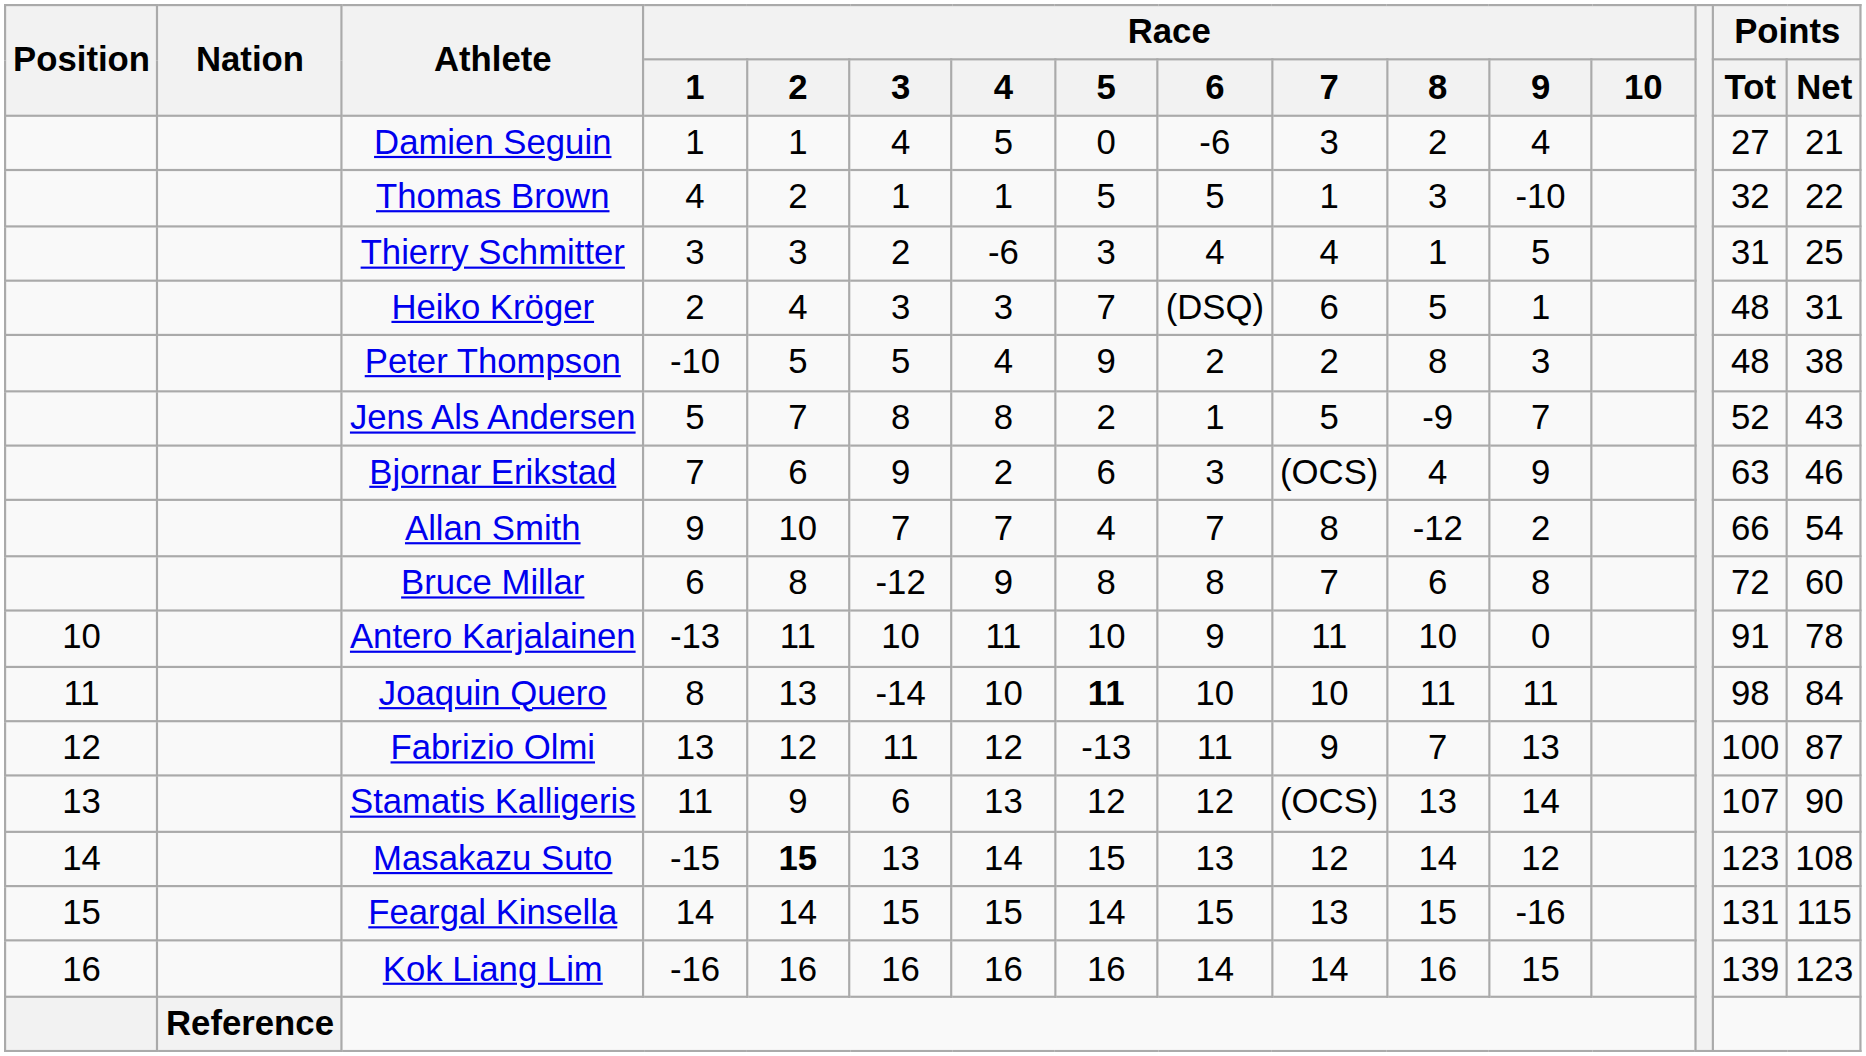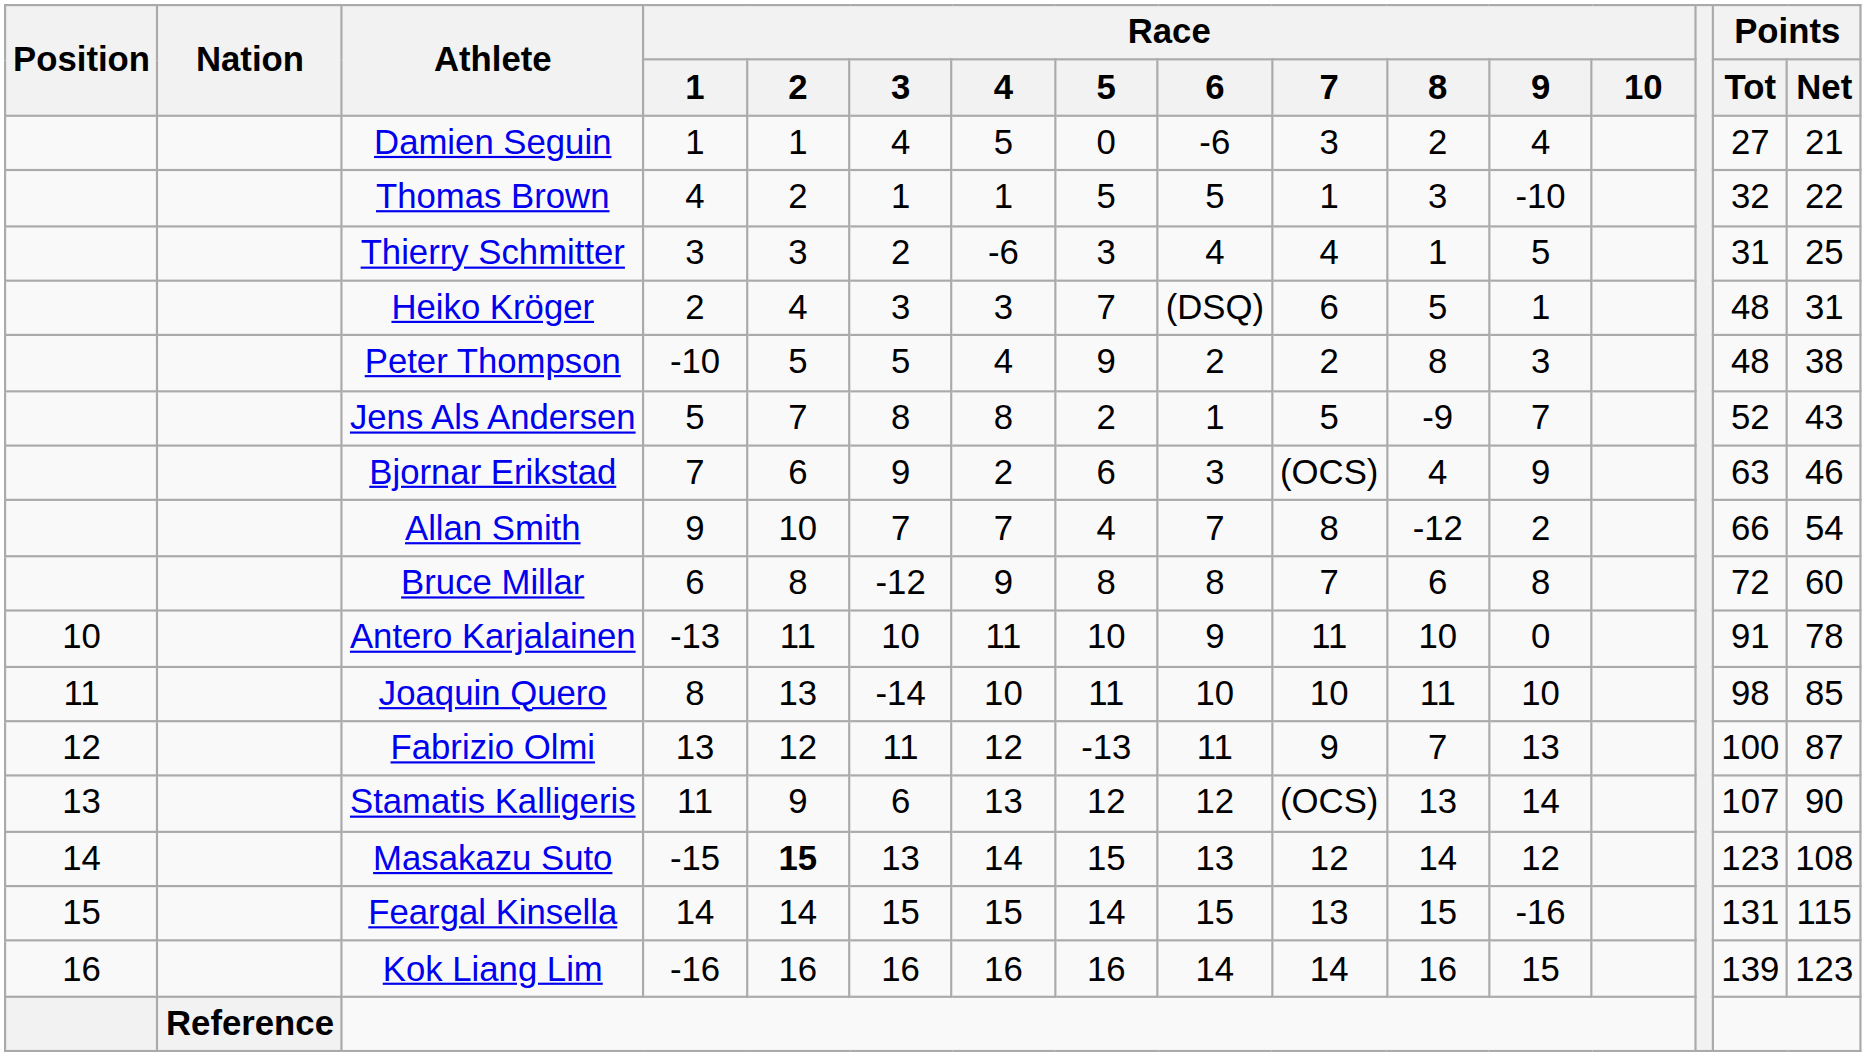(1106, 692) bold -> (1106, 692) normal
(1541, 692) 11 -> (1541, 692) 10
(1824, 692) 84 -> (1824, 692) 85
